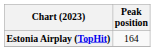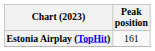(131, 38) 164 -> (131, 38) 161
